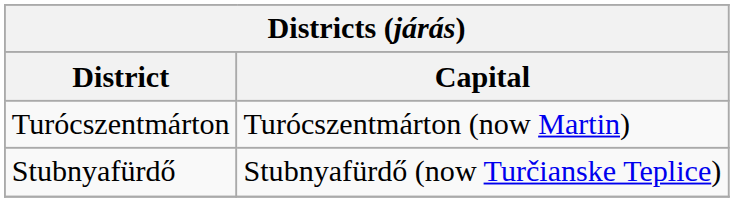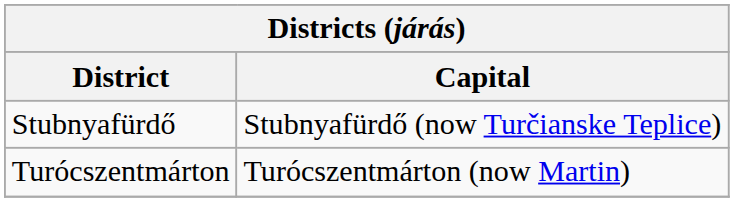rows swapped: (94, 171) <-> (121, 123)
